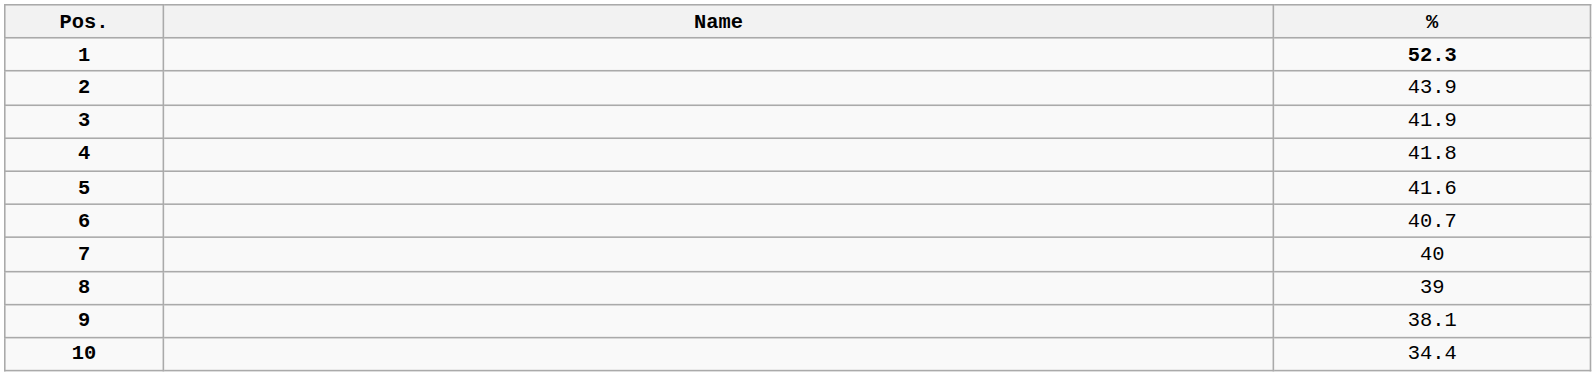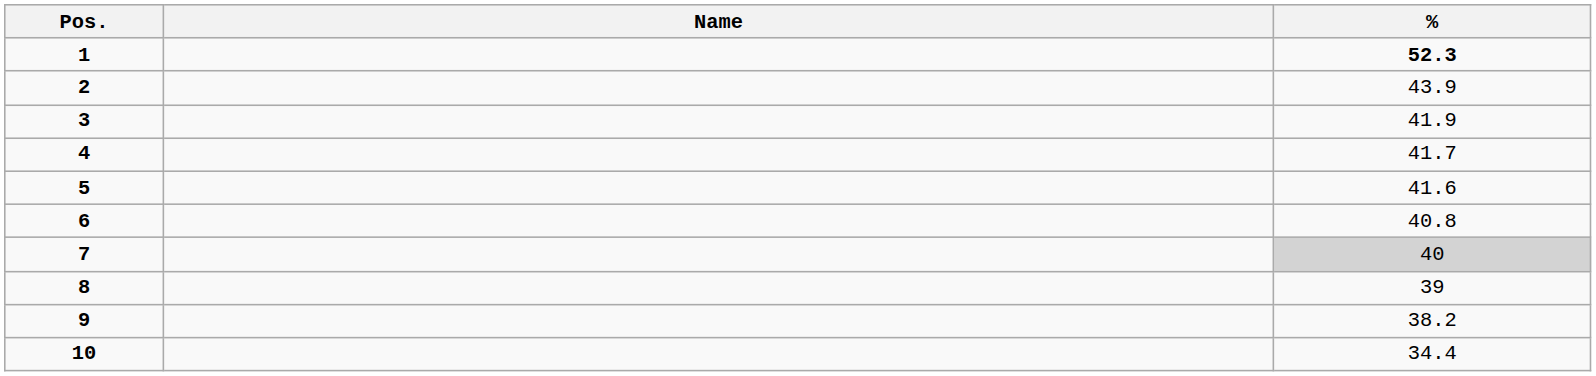(1432, 154) 41.8 -> (1432, 154) 41.7
(1432, 221) 40.7 -> (1432, 221) 40.8
(1432, 254) no background -> (1432, 254) lightgrey background
(1432, 321) 38.1 -> (1432, 321) 38.2
